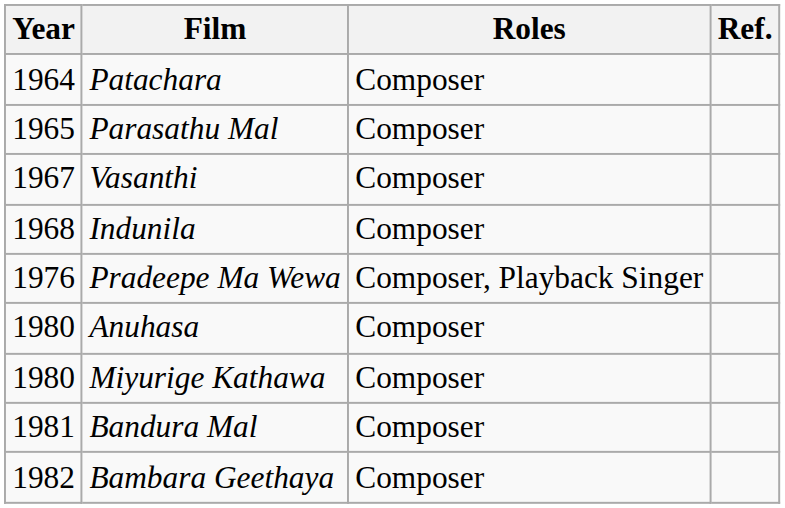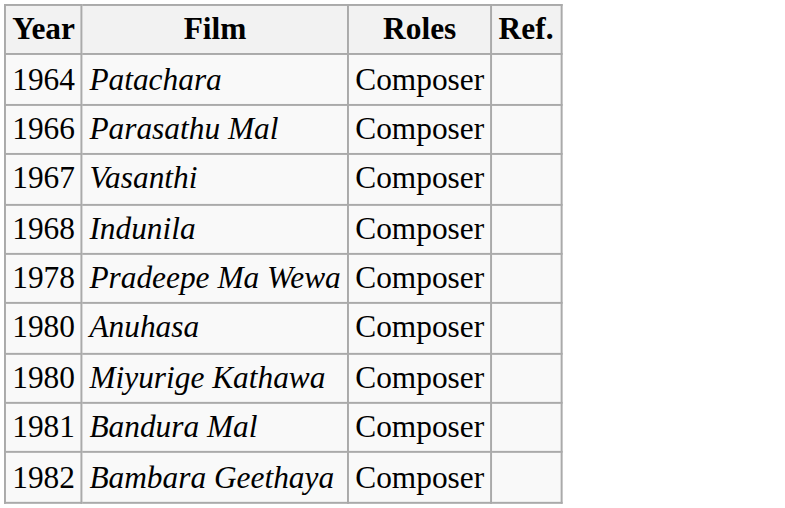(44, 128) 1965 -> (44, 128) 1966
(44, 278) 1976 -> (44, 278) 1978
(529, 278) Composer, Playback Singer -> (420, 278) Composer
